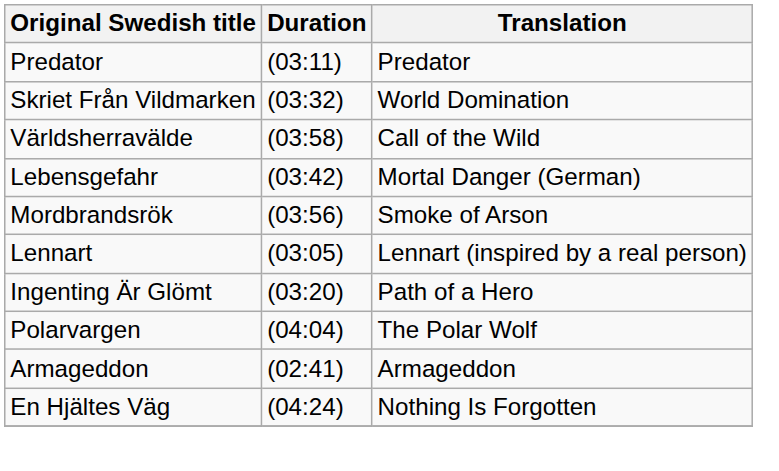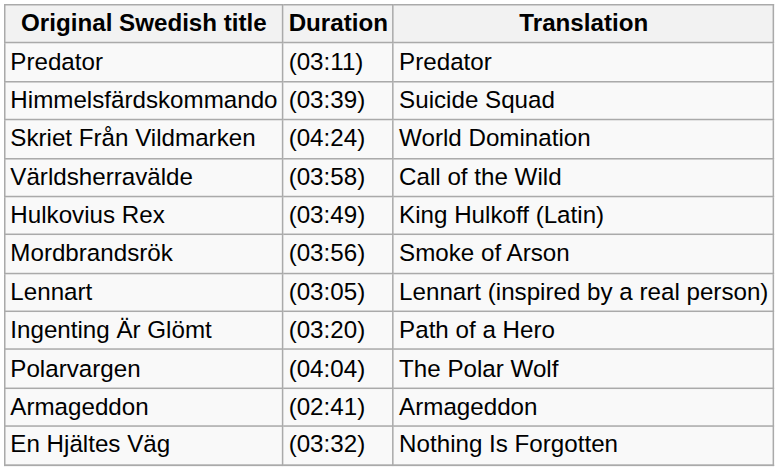+ row: (144, 100)
(305, 100) (03:32) -> (327, 138) (04:24)
- row: (84, 176)
+ row: (88, 215)
(305, 406) (04:24) -> (327, 445) (03:32)
